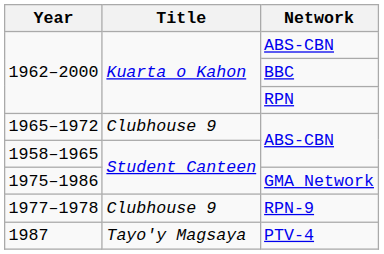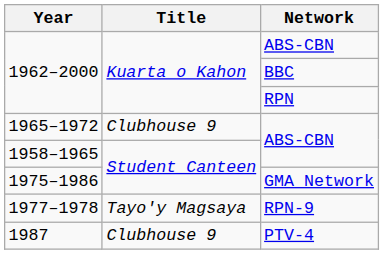(161, 208) Clubhouse 9 -> (176, 208) Tayo'y Magsaya
(176, 235) Tayo'y Magsaya -> (161, 235) Clubhouse 9
